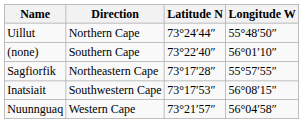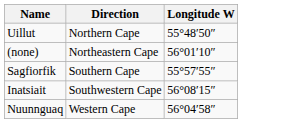- column: (195, 14)
(104, 52) Southern Cape -> (113, 52) Northeastern Cape
(113, 71) Northeastern Cape -> (104, 71) Southern Cape
